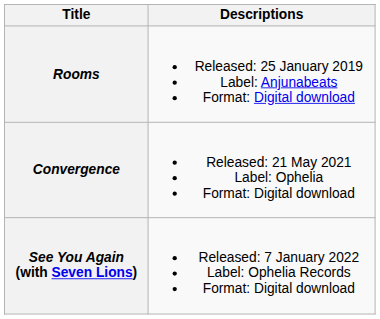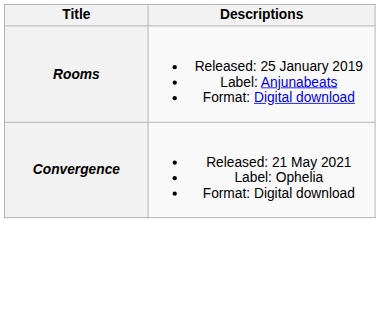- row: (76, 265)
